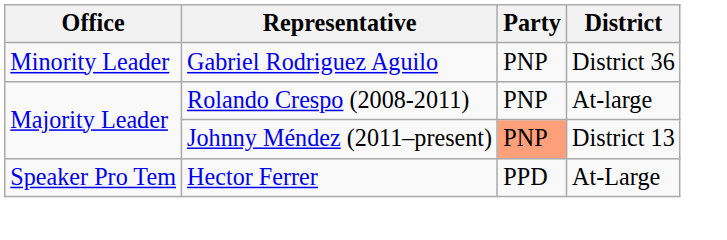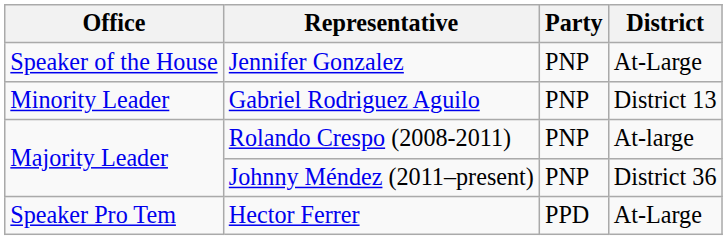+ row: (316, 61)
(623, 61) District 36 -> (665, 100) District 13
(525, 138) lightsalmon background -> (567, 176) no background
(623, 138) District 13 -> (665, 176) District 36
